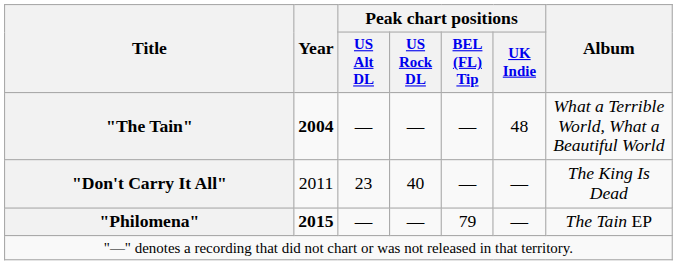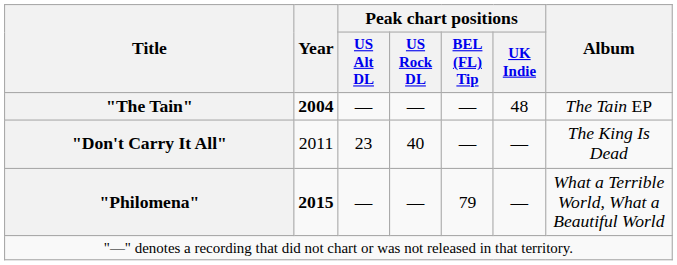(609, 126) What a Terrible World, What a Beautiful World -> (609, 106) The Tain EP
(609, 221) The Tain EP -> (609, 201) What a Terrible World, What a Beautiful World
